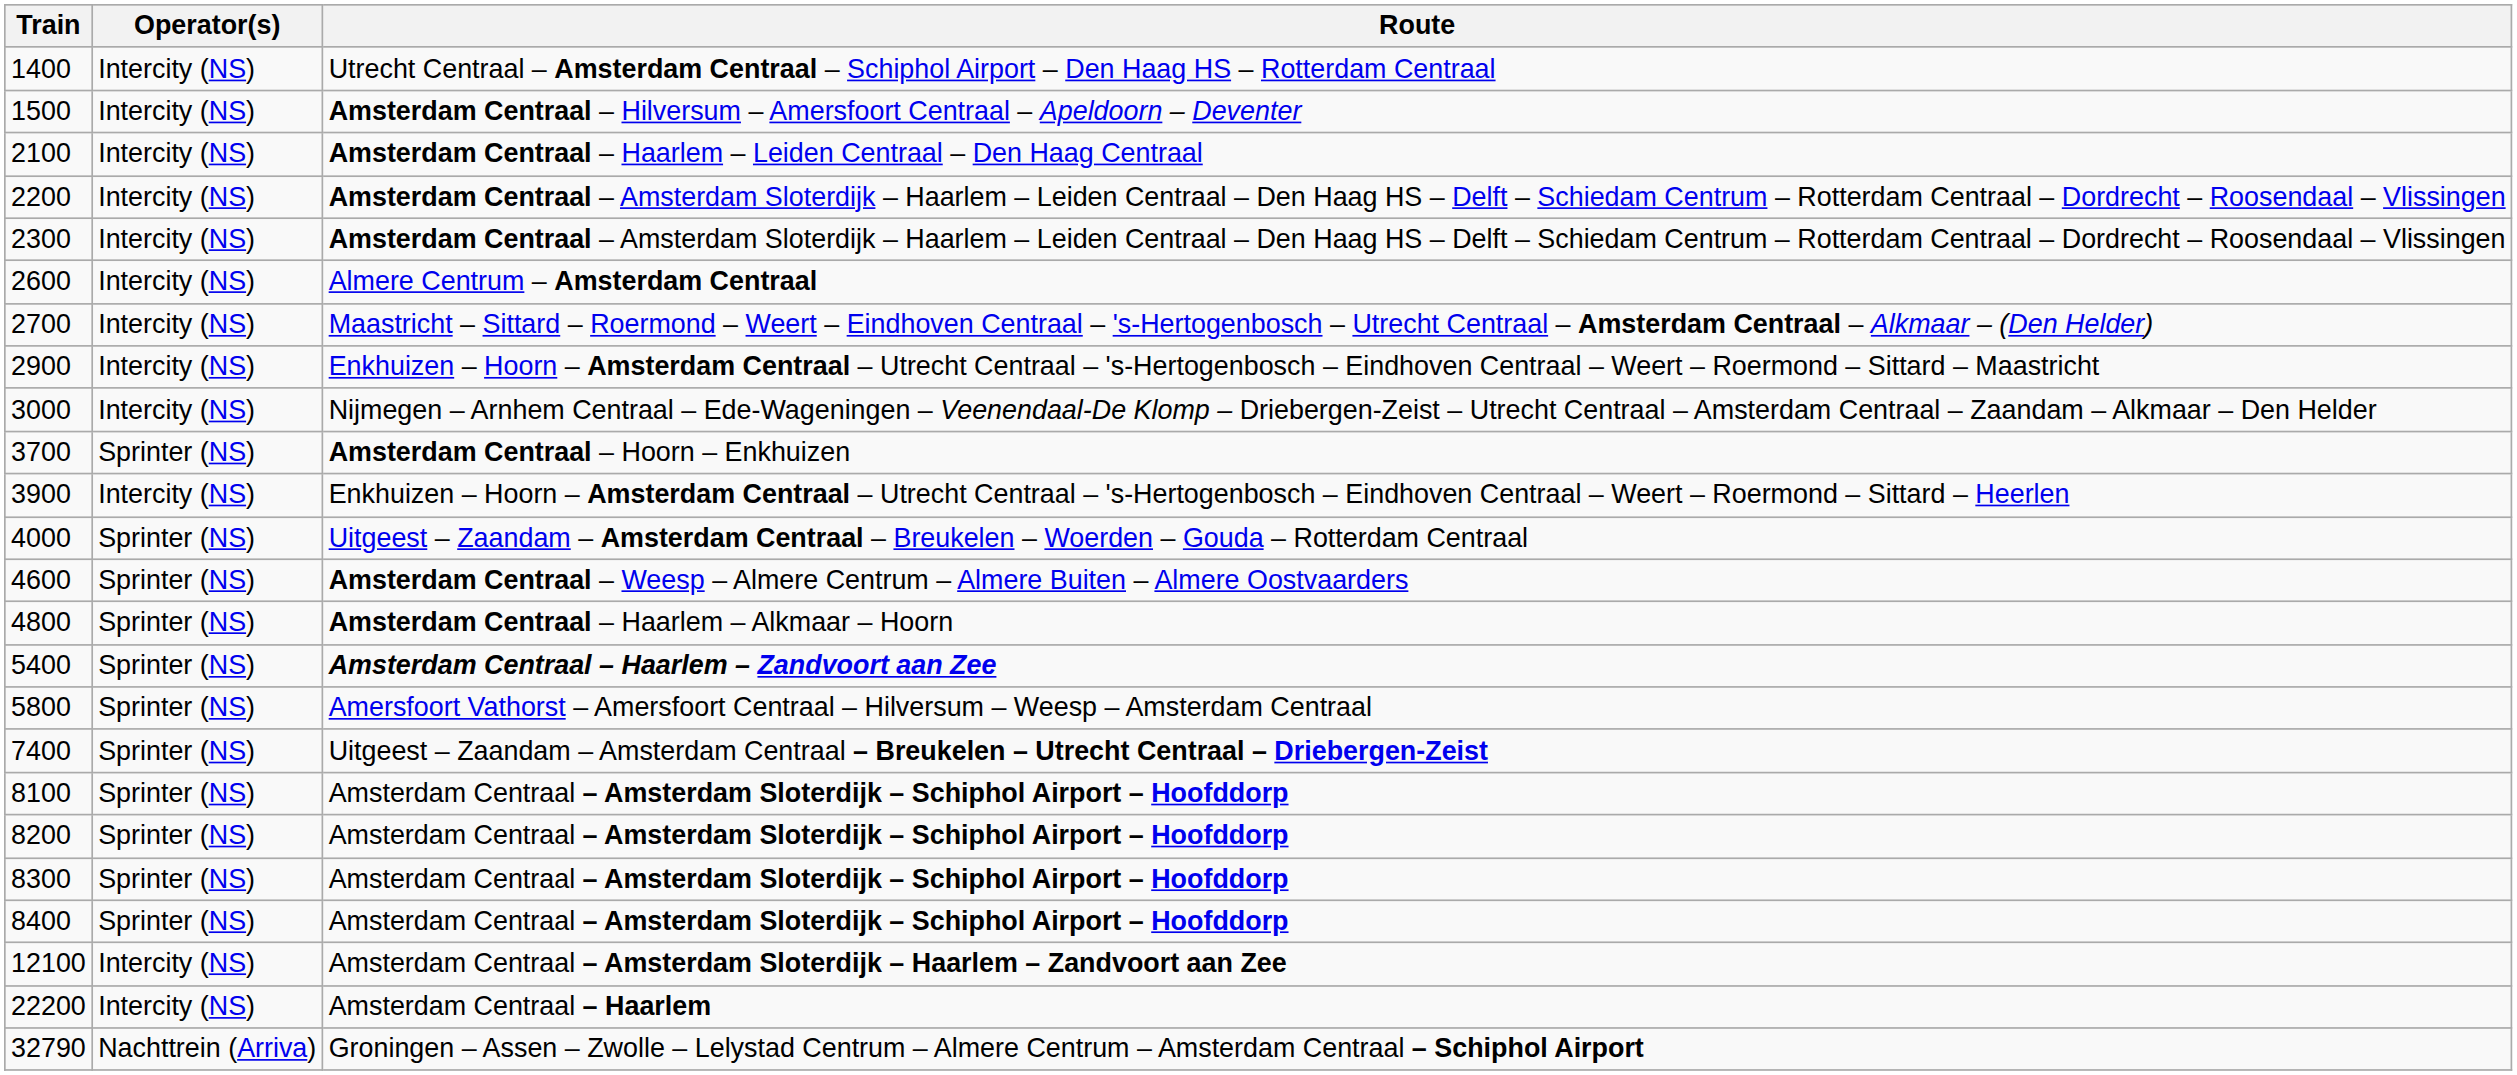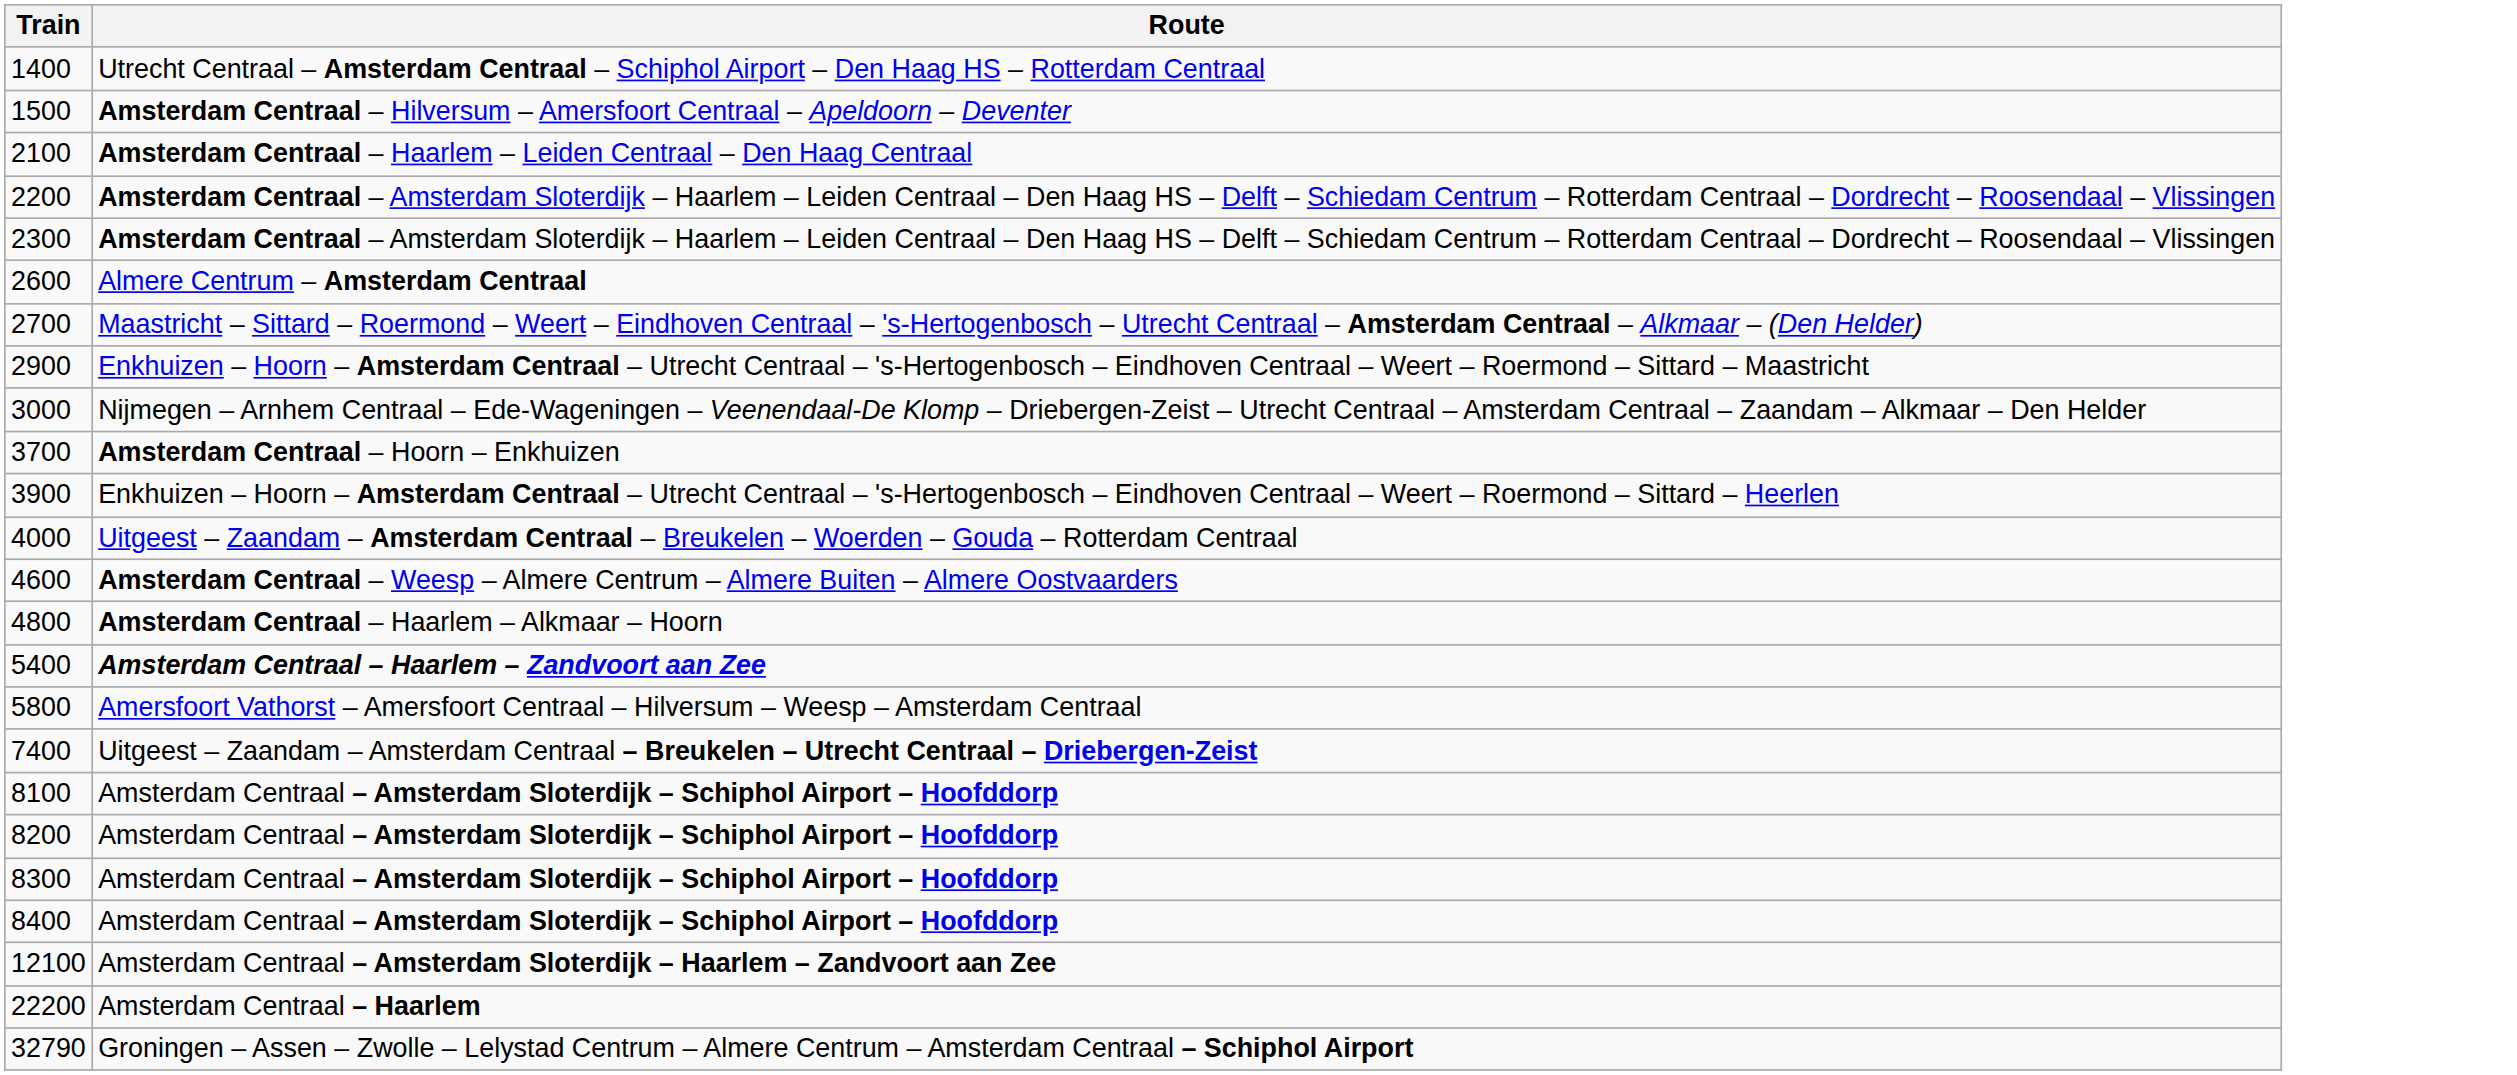- column: (207, 25)
